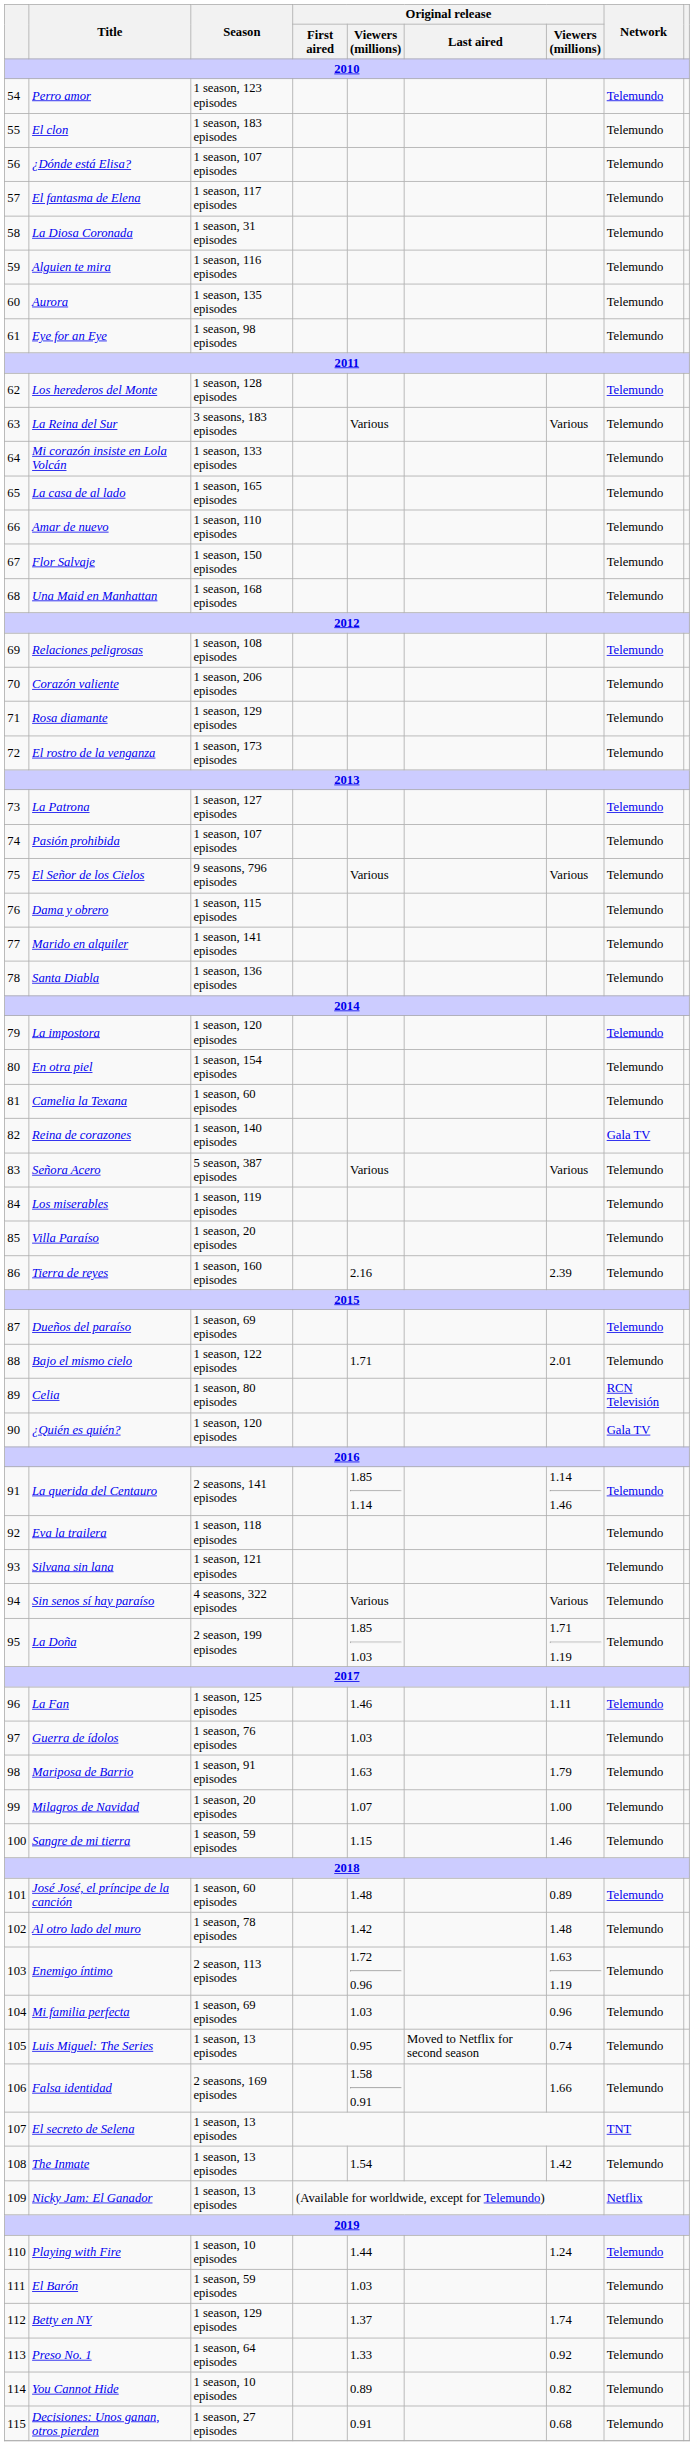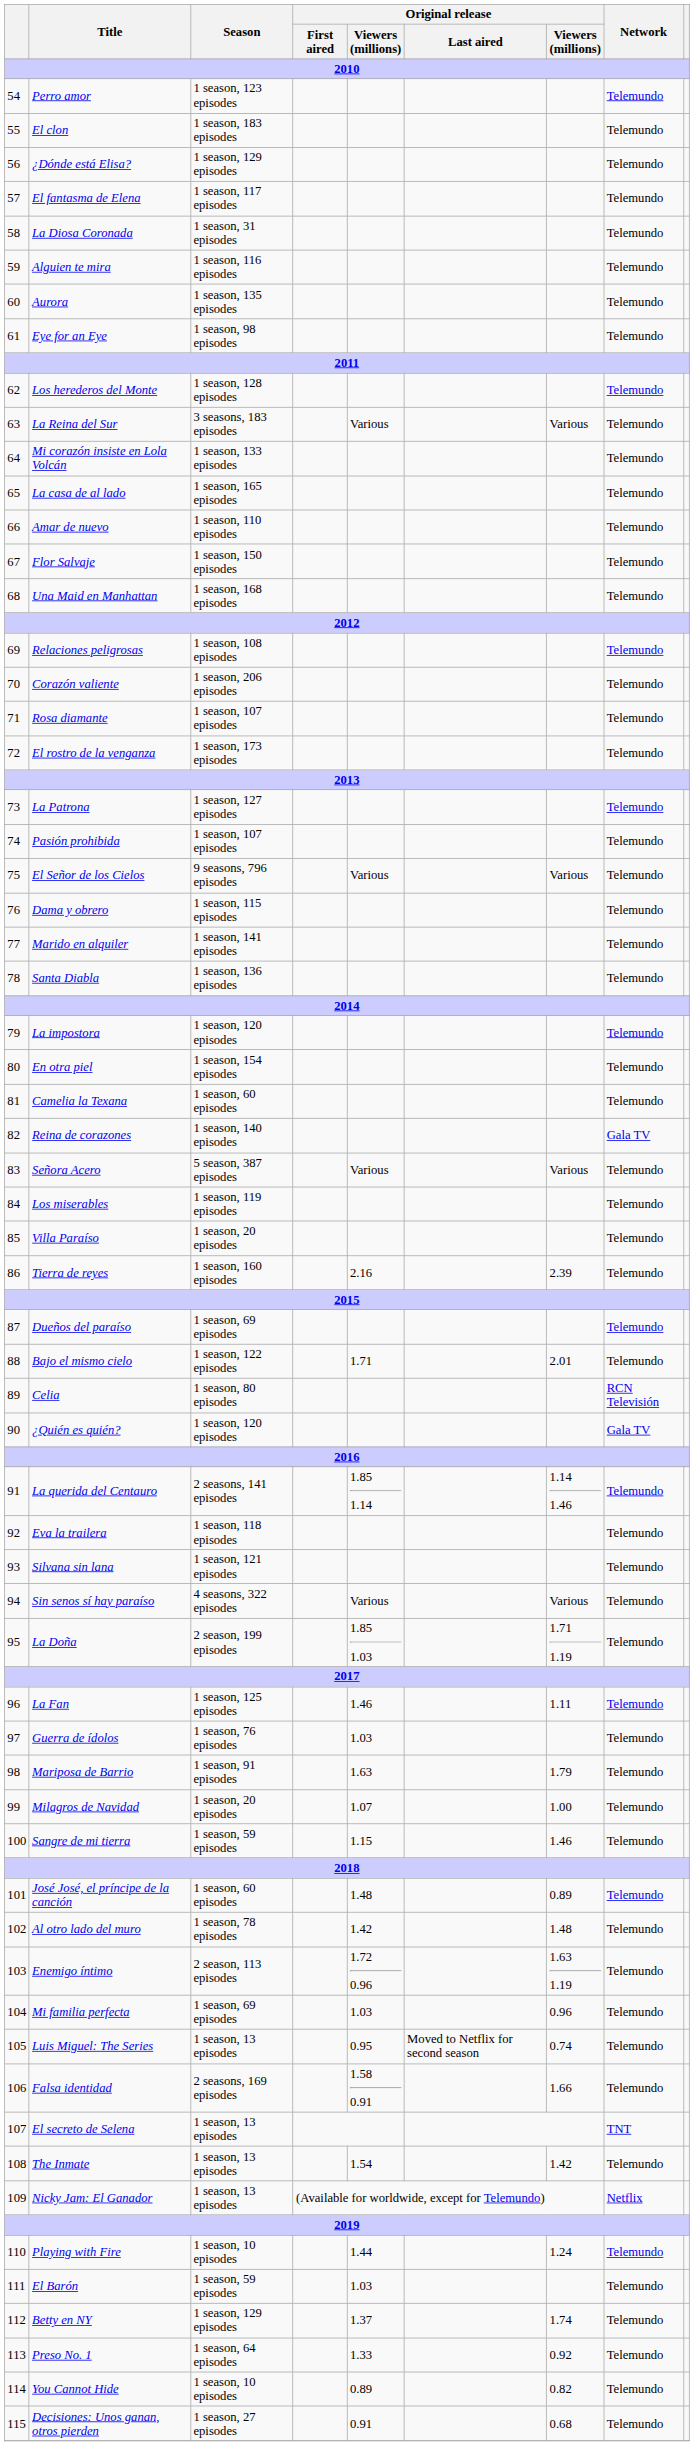(228, 164) 1 season, 107 episodes -> (228, 164) 1 season, 129 episodes
(228, 718) 1 season, 129 episodes -> (228, 718) 1 season, 107 episodes
